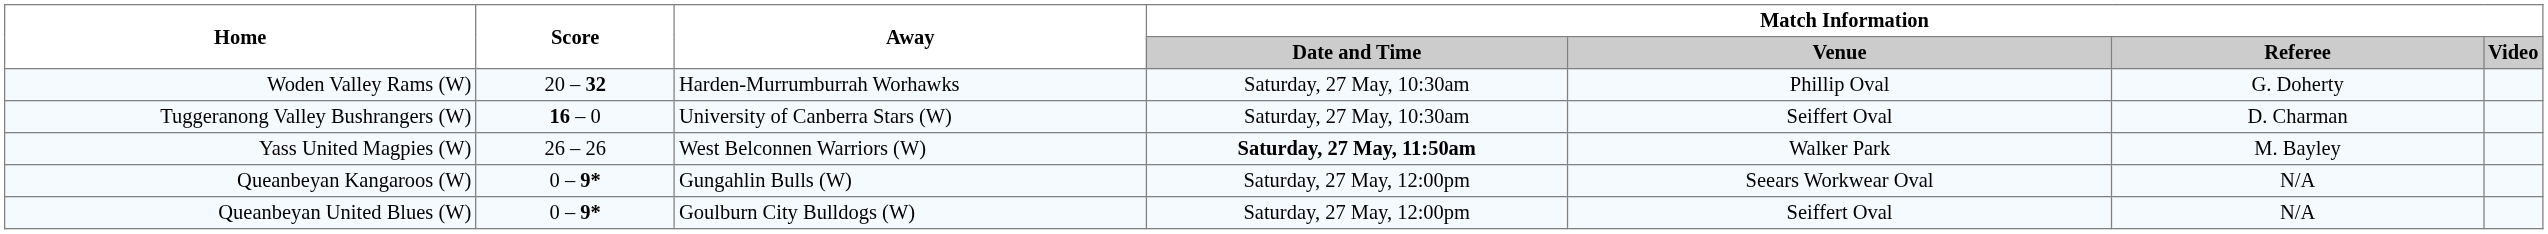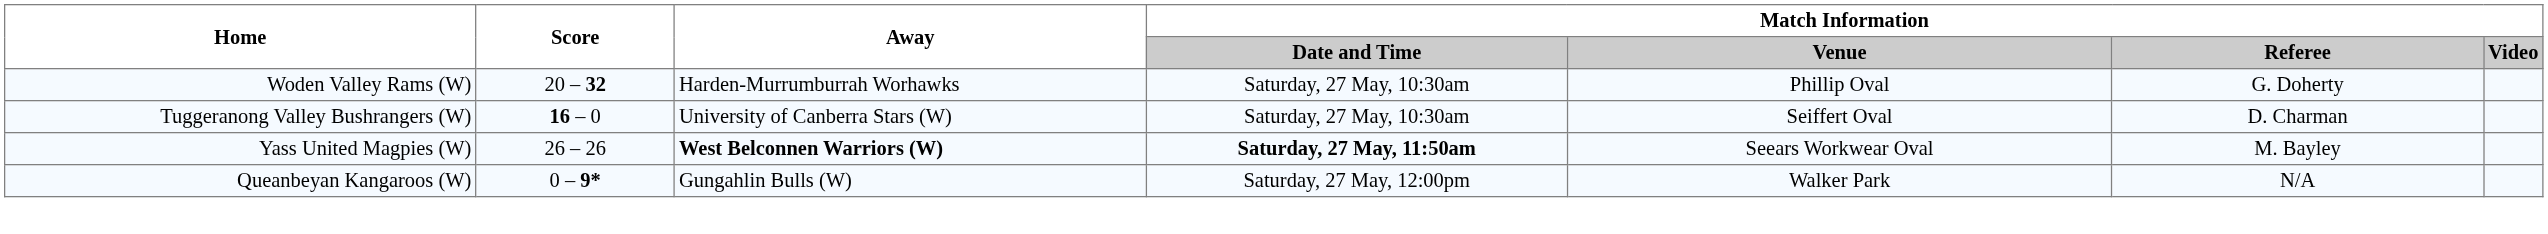(803, 148) normal -> (811, 148) bold
(1840, 148) Walker Park -> (1840, 148) Seears Workwear Oval
(1840, 180) Seears Workwear Oval -> (1840, 180) Walker Park
- row: (345, 212)
